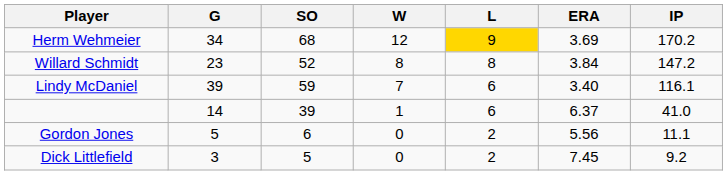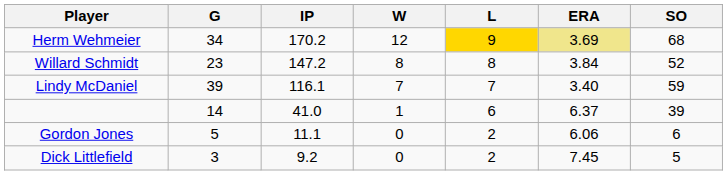columns swapped: (676, 16) <-> (307, 16)
(584, 39) no background -> (584, 39) khaki background
(492, 87) 6 -> (492, 87) 7
(584, 134) 5.56 -> (584, 134) 6.06
